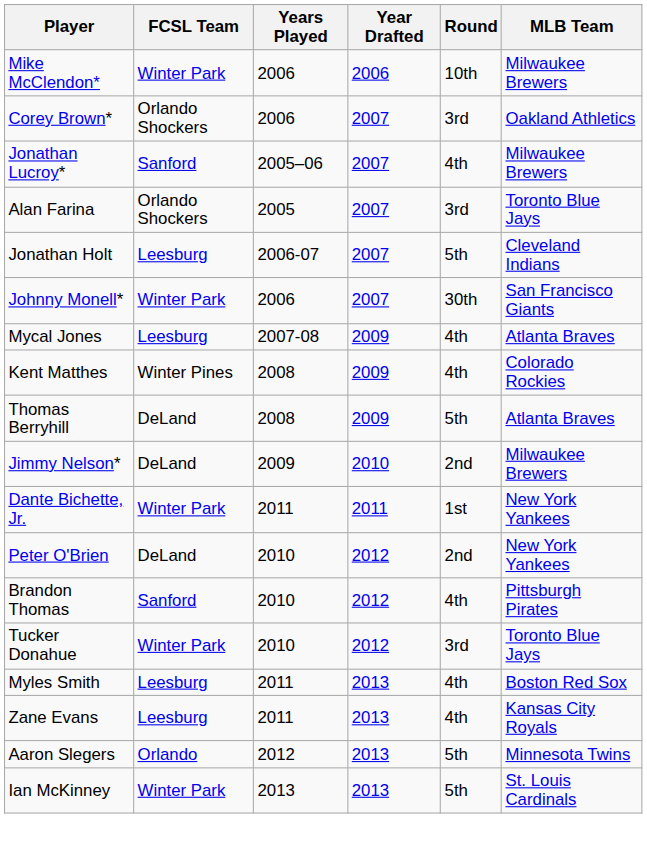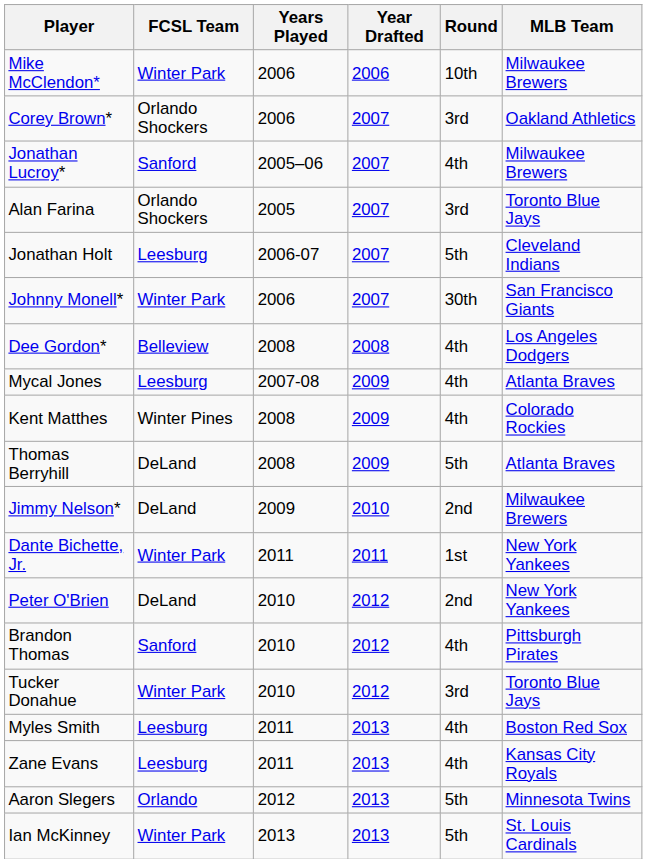+ row: (57, 346)
